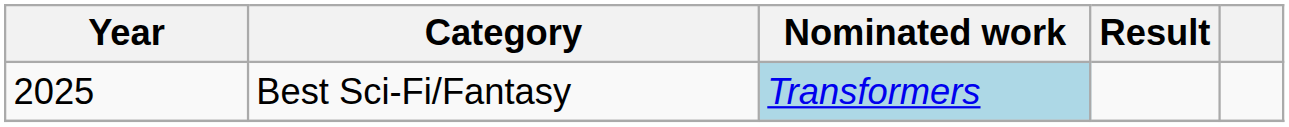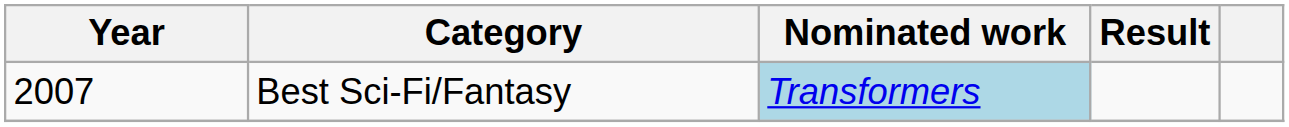(54, 90) 2025 -> (54, 90) 2007
